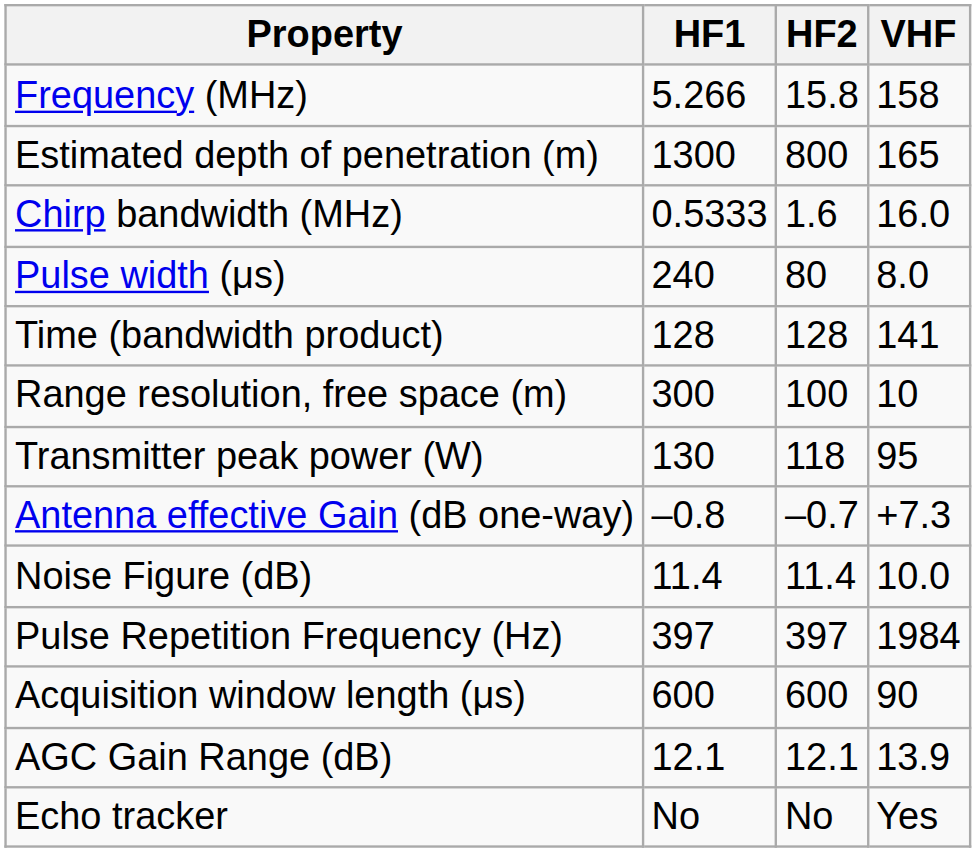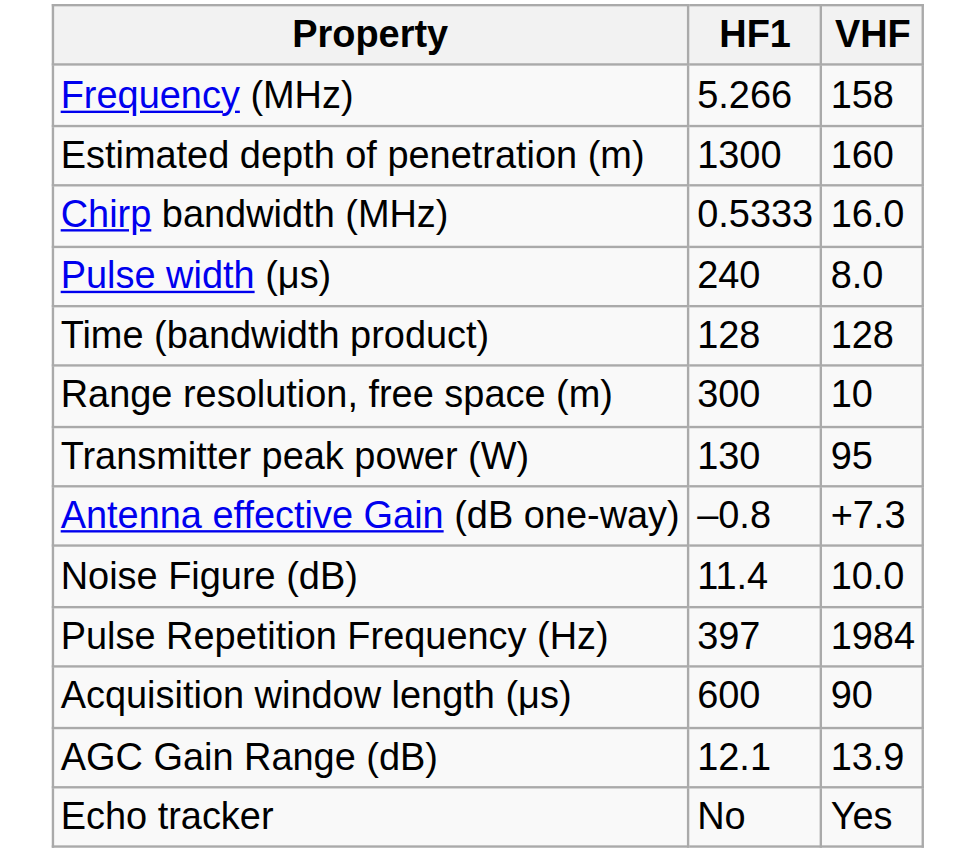- column: (822, 34)
(908, 154) 165 -> (862, 154) 160
(908, 335) 141 -> (862, 335) 128
